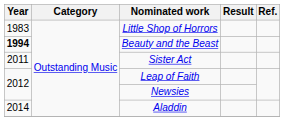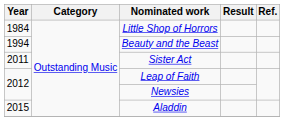(18, 28) 1983 -> (18, 28) 1984
(18, 44) bold -> (18, 44) normal
(18, 108) 2014 -> (18, 108) 2015
